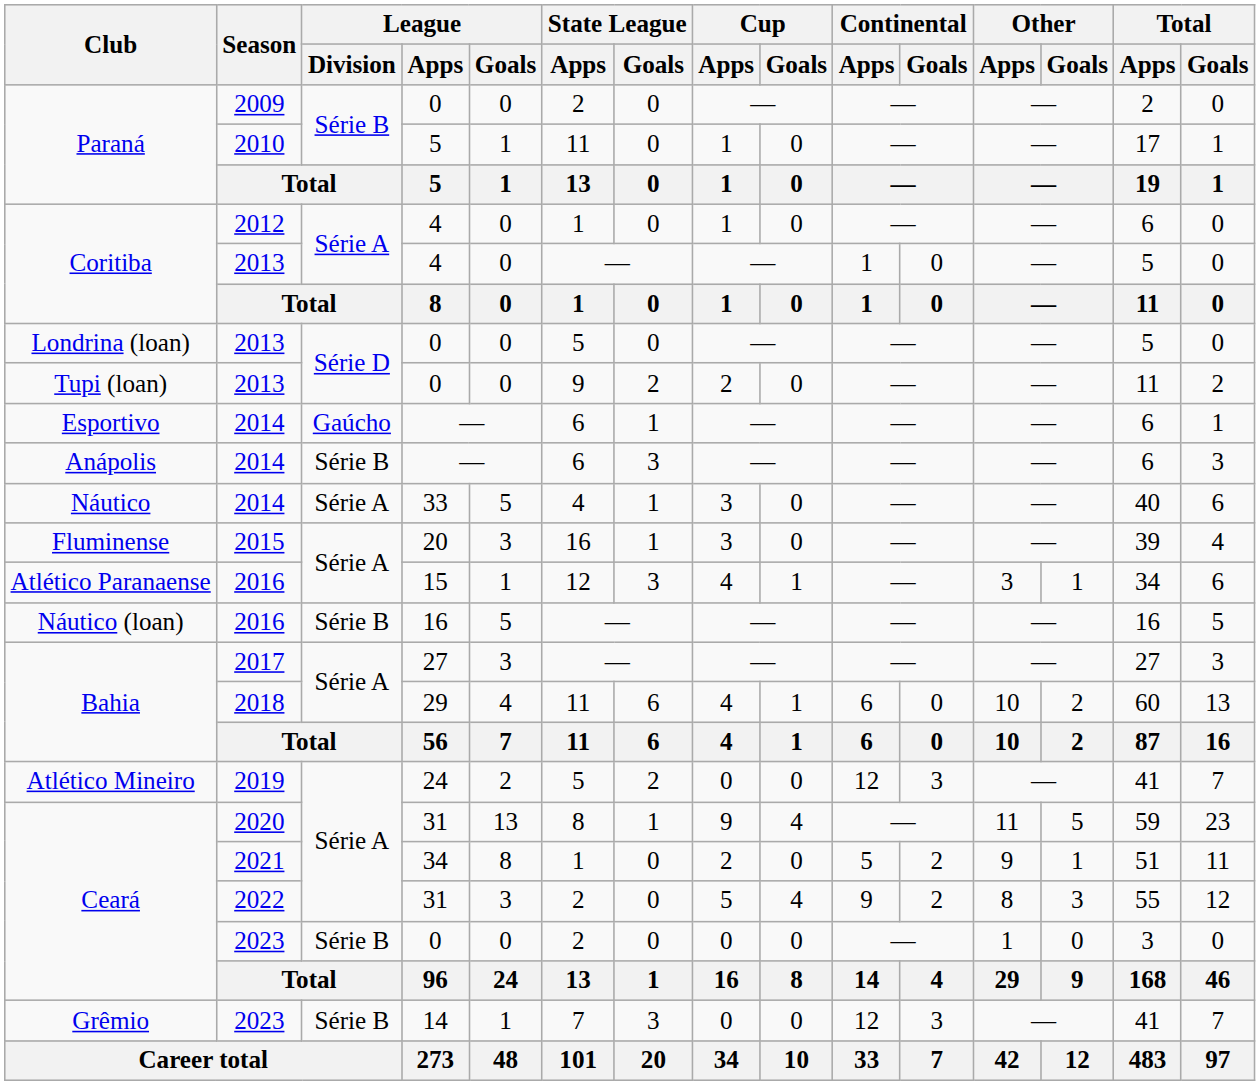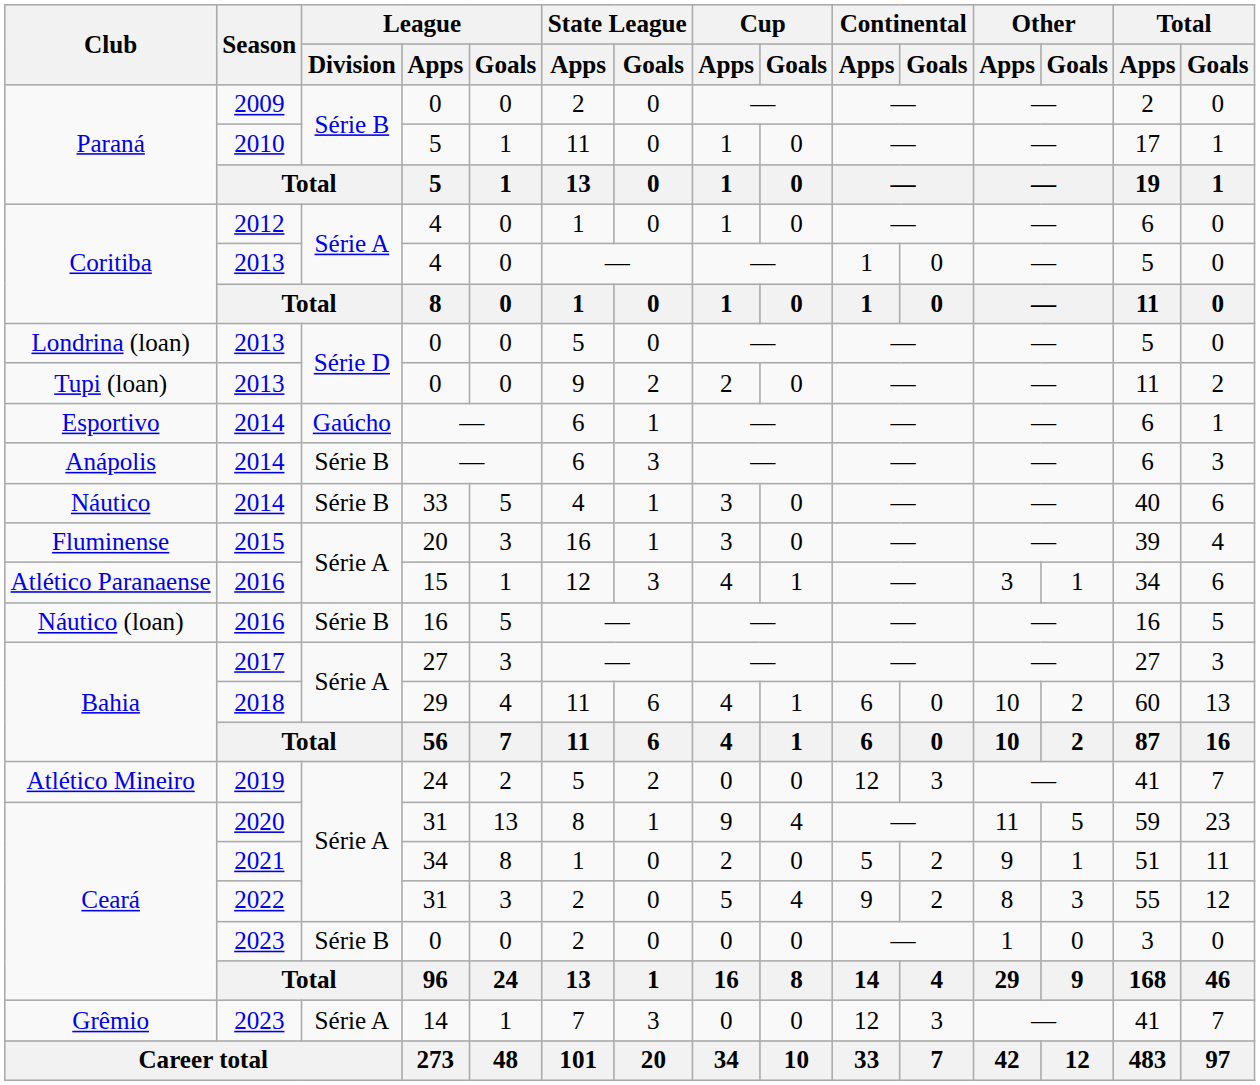(352, 502) Série A -> (352, 502) Série B
(352, 1020) Série B -> (352, 1020) Série A
